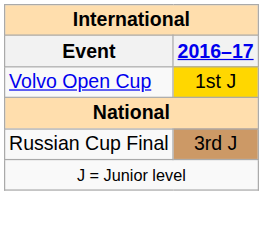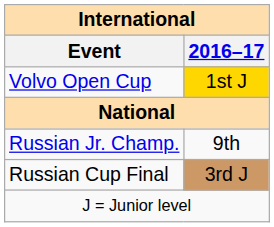+ row: (94, 143)
